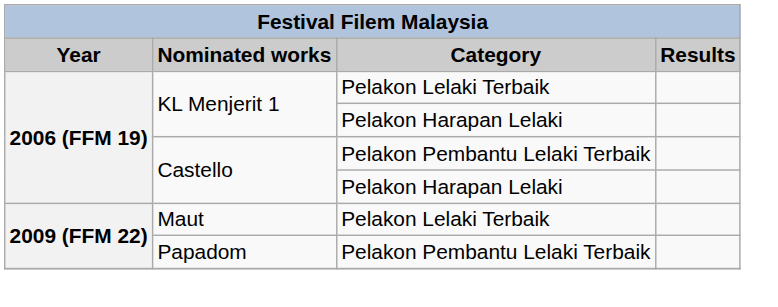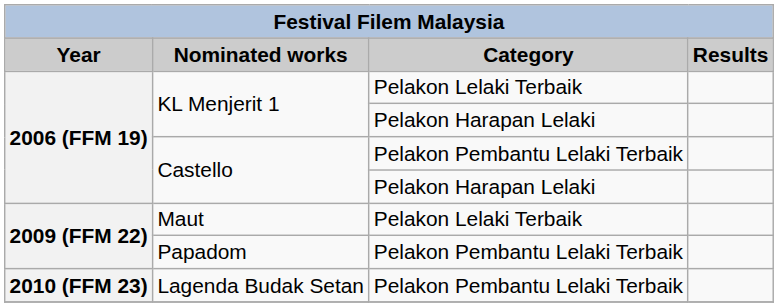+ row: (261, 286)
